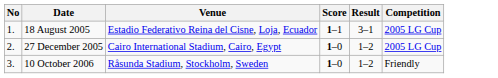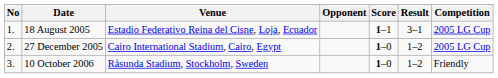+ column: (344, 12)
